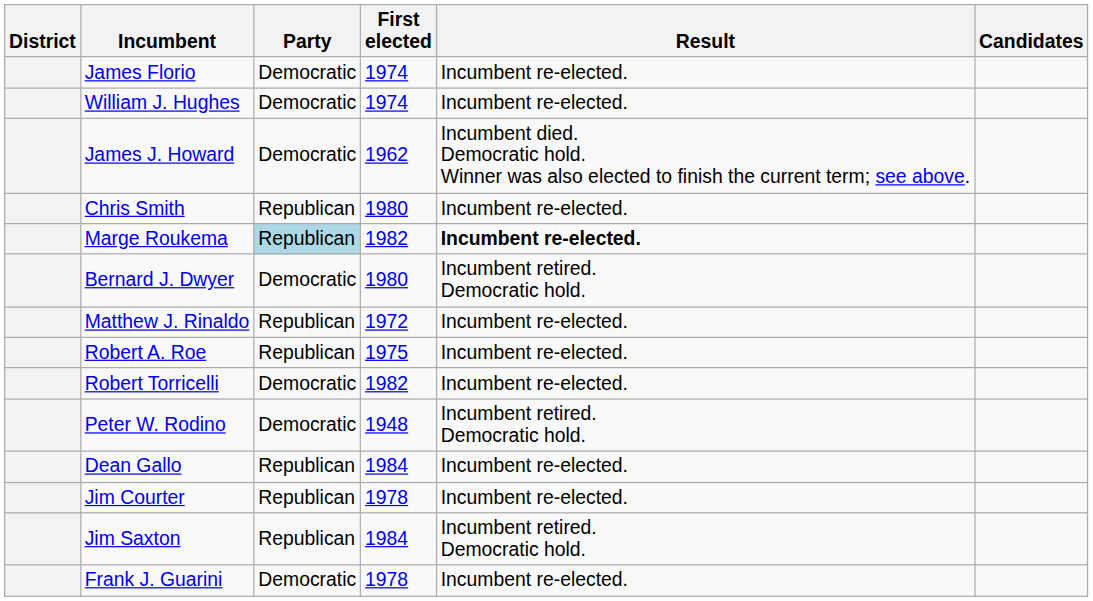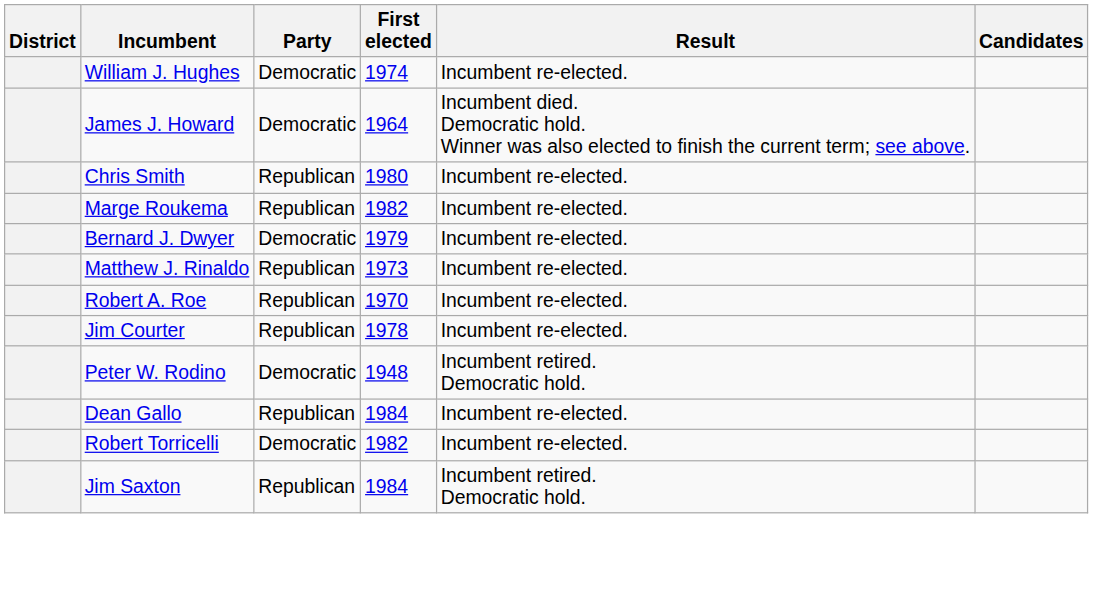- row: (140, 72)
(387, 155) 1962 -> (387, 124) 1964
(307, 238) lightblue background -> (307, 208) no background
(541, 238) bold -> (534, 208) normal
(387, 280) 1980 -> (387, 238) 1979
(519, 280) Incumbent retired. Democratic hold. -> (534, 238) Incumbent re-elected.
(387, 321) 1972 -> (387, 269) 1973
(387, 352) 1975 -> (387, 300) 1970
rows swapped: (152, 383) <-> (135, 497)
- row: (154, 580)
